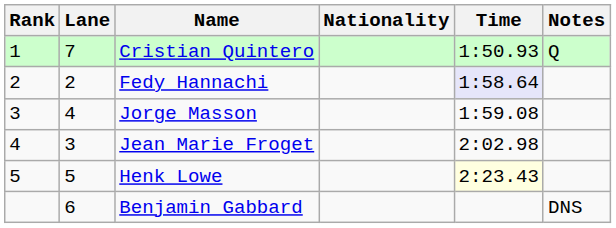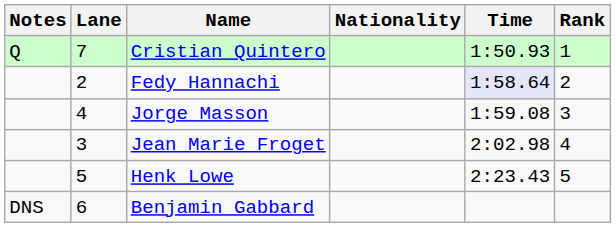columns swapped: (32, 20) <-> (577, 20)
(499, 176) lightyellow background -> (510, 176) no background
